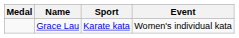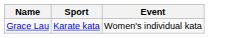- column: (19, 12)
